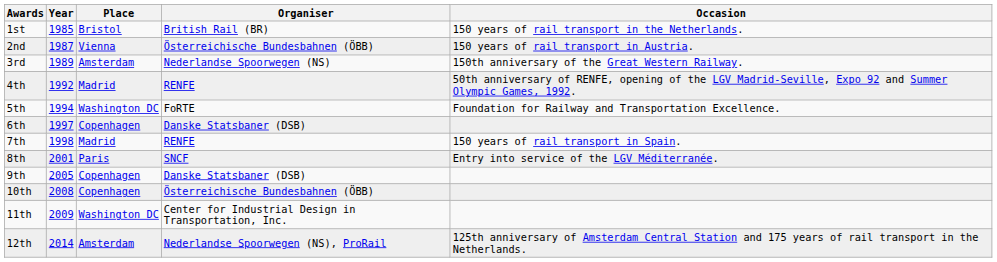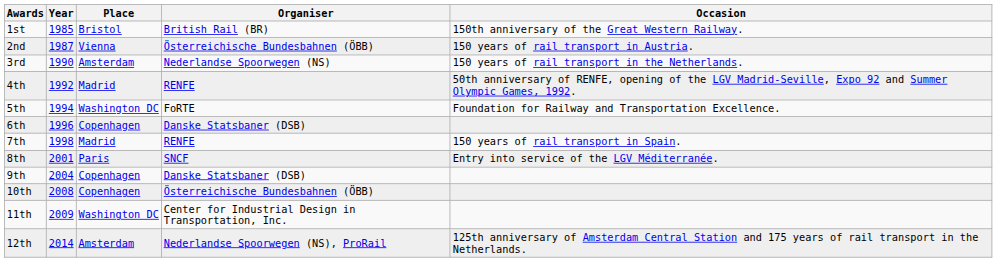(598, 30) 150 years of rail transport in the Netherlands. -> (598, 30) 150th anniversary of the Great Western Railway.
(61, 63) 1989 -> (61, 63) 1990
(598, 63) 150th anniversary of the Great Western Railway. -> (598, 63) 150 years of rail transport in the Netherlands.
(61, 125) 1997 -> (61, 125) 1996
(61, 175) 2005 -> (61, 175) 2004
